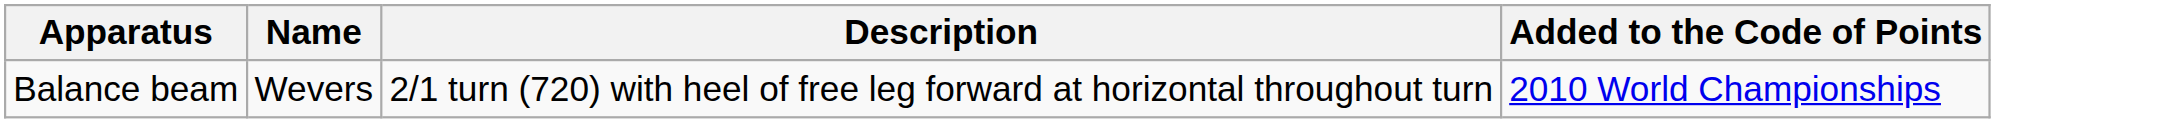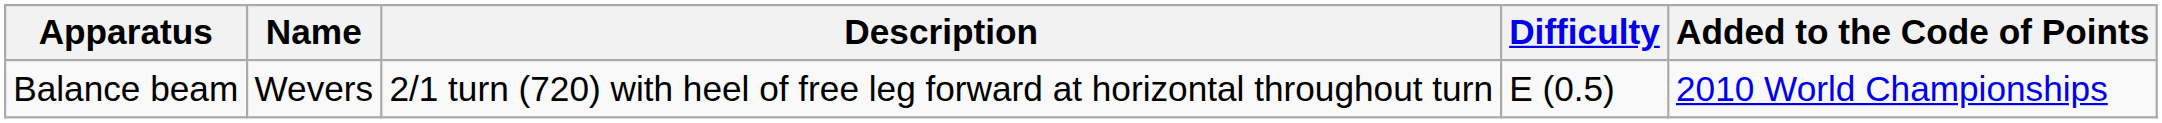+ column: (1584, 32)
